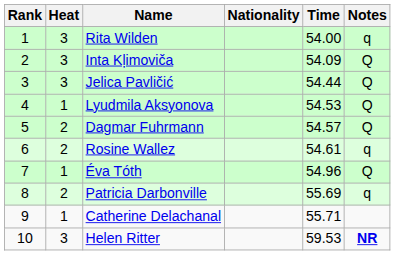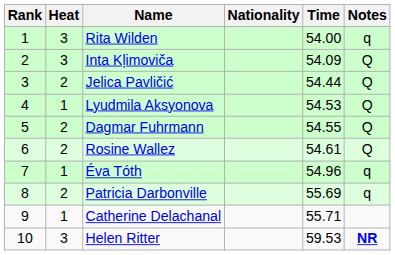(64, 82) 3 -> (64, 82) 2
(324, 127) 54.57 -> (324, 127) 54.55
(367, 149) q -> (367, 149) Q
(367, 171) Q -> (367, 171) q
